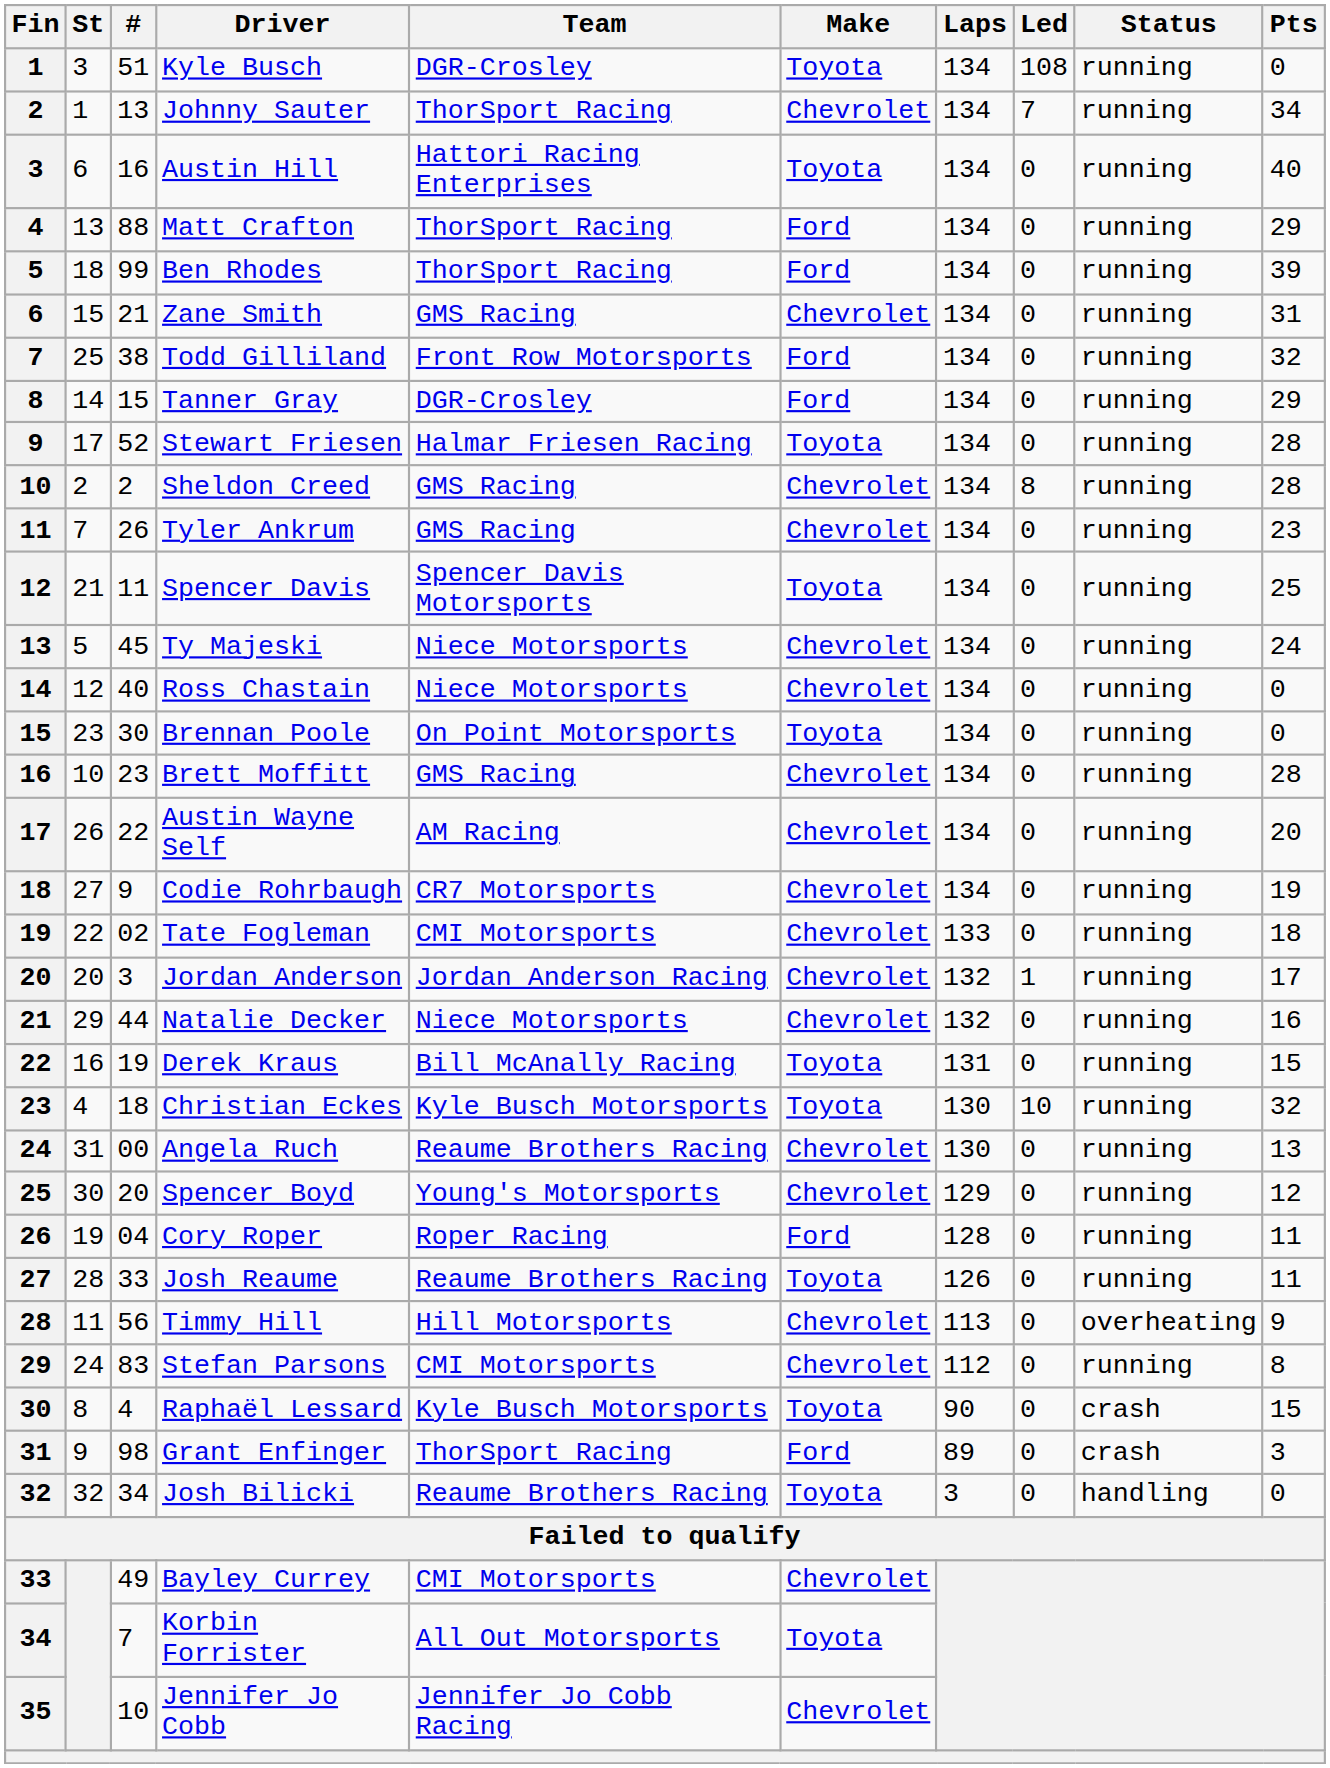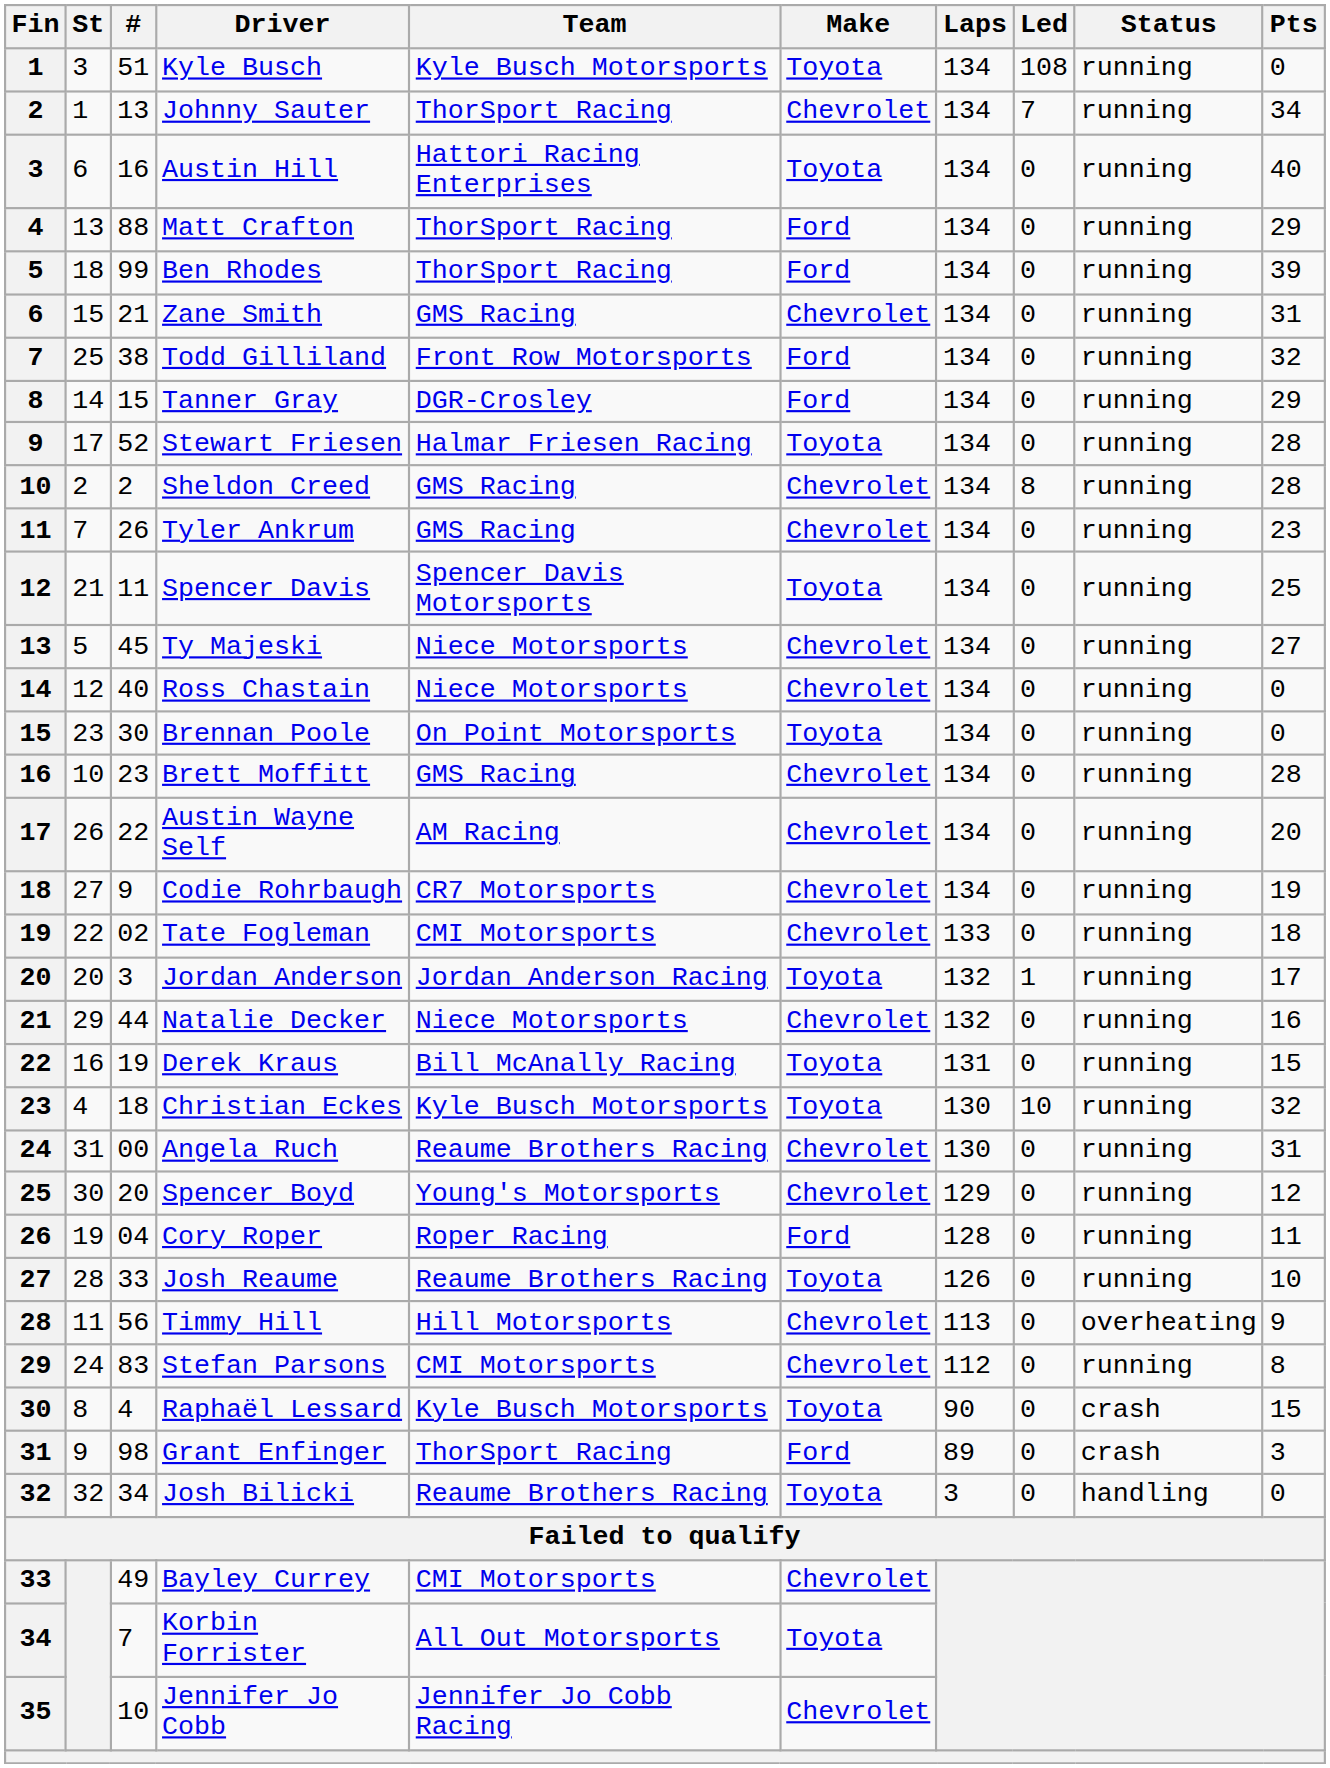(504, 70) DGR-Crosley -> (592, 70) Kyle Busch Motorsports
(1286, 647) 24 -> (1286, 647) 27
(858, 979) Chevrolet -> (834, 979) Toyota
(1286, 1151) 13 -> (1286, 1151) 31
(1286, 1280) 11 -> (1286, 1280) 10
